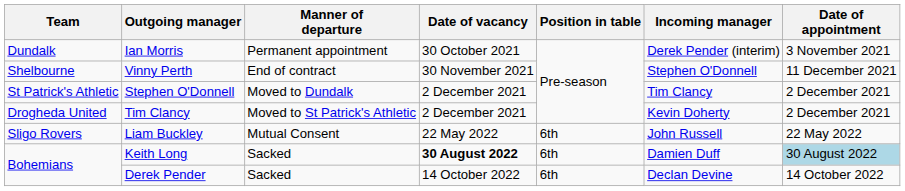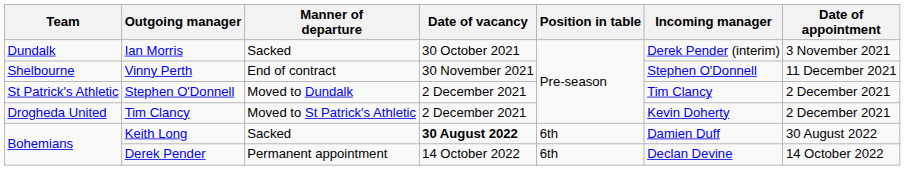(317, 50) Permanent appointment -> (269, 50) Sacked
- row: (164, 133)
(831, 154) lightblue background -> (831, 133) no background
(269, 175) Sacked -> (317, 154) Permanent appointment
